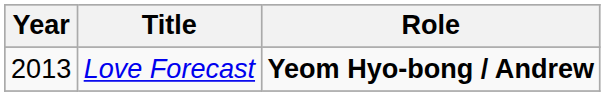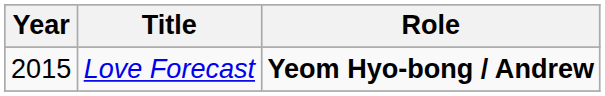(41, 68) 2013 -> (41, 68) 2015
